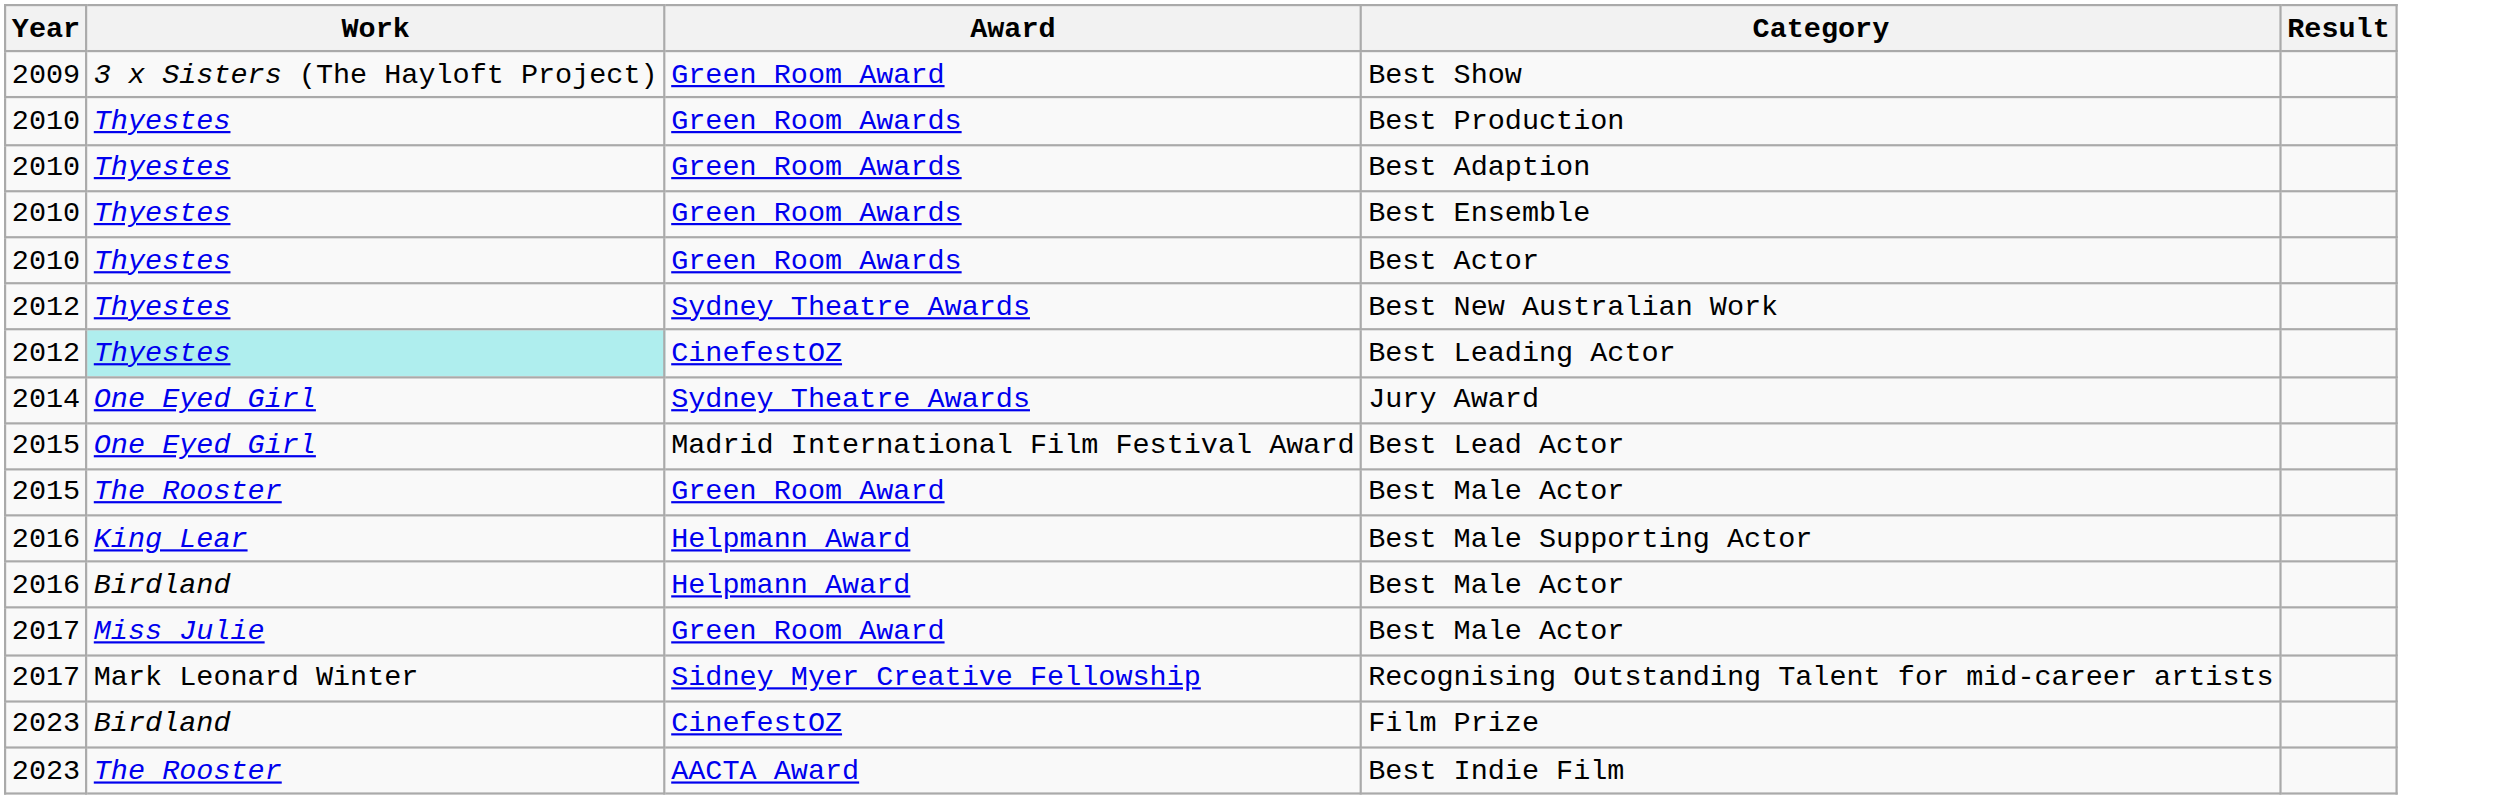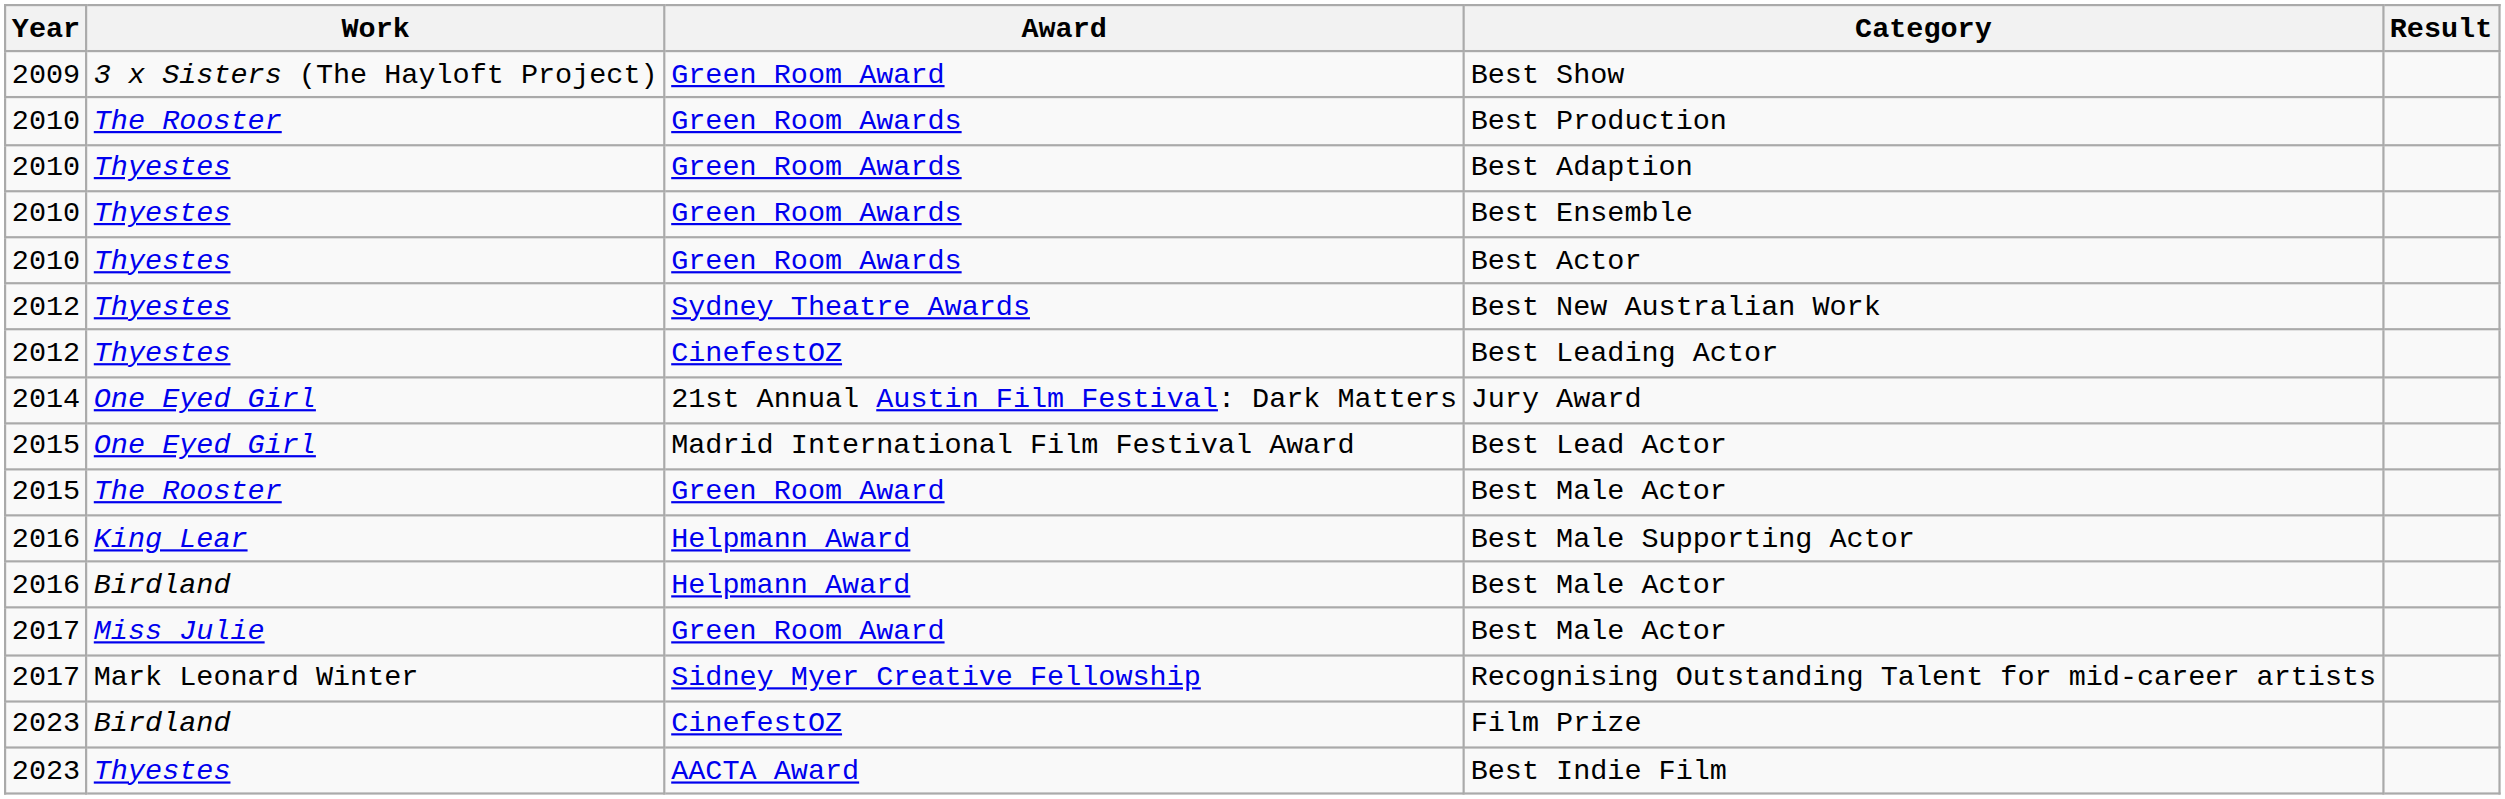(162, 121) Thyestes -> (188, 121) The Rooster
(162, 353) paleturquoise background -> (162, 353) no background
(851, 400) Sydney Theatre Awards -> (1064, 400) 21st Annual Austin Film Festival: Dark Matters
(188, 771) The Rooster -> (162, 771) Thyestes
